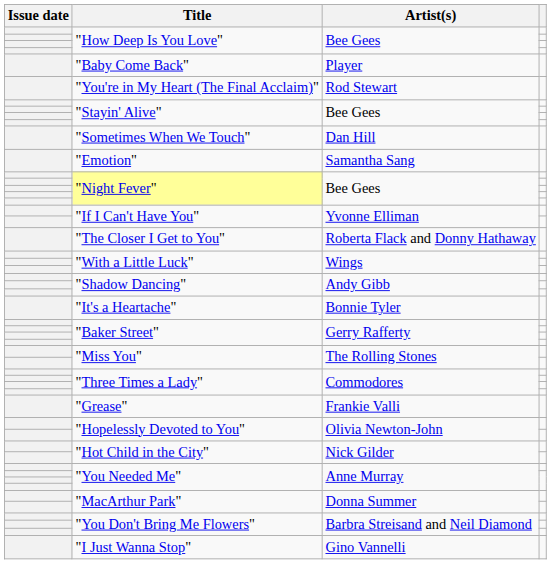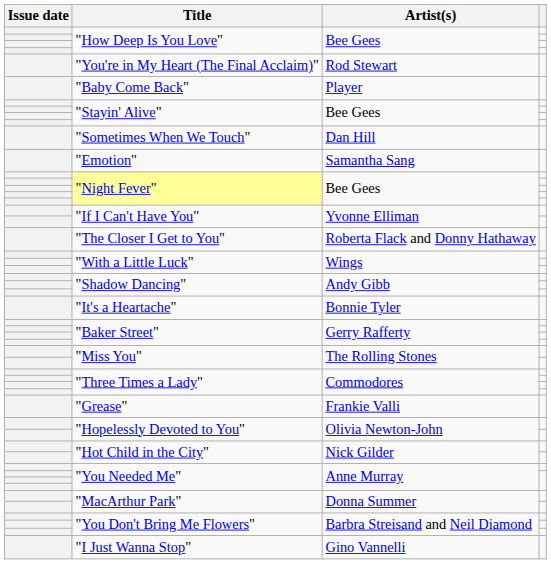rows swapped: (197, 88) <-> (132, 65)
